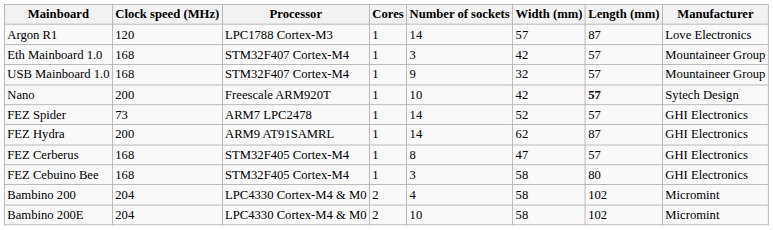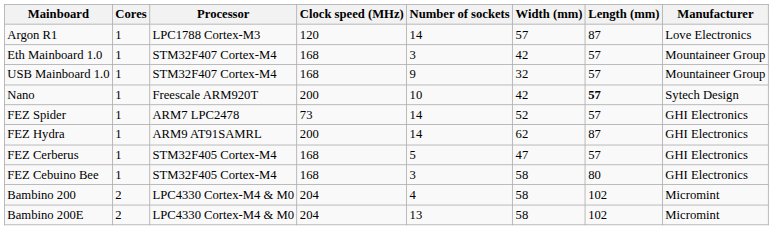columns swapped: (167, 14) <-> (388, 14)
(413, 154) 8 -> (413, 154) 5
(416, 214) 10 -> (416, 214) 13
